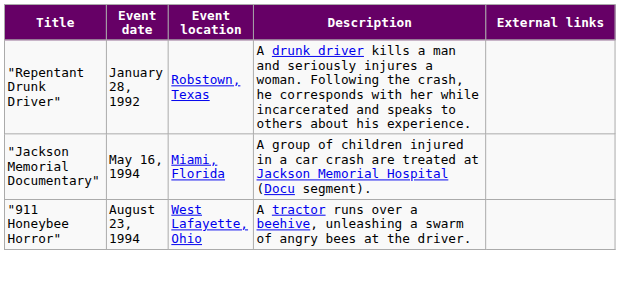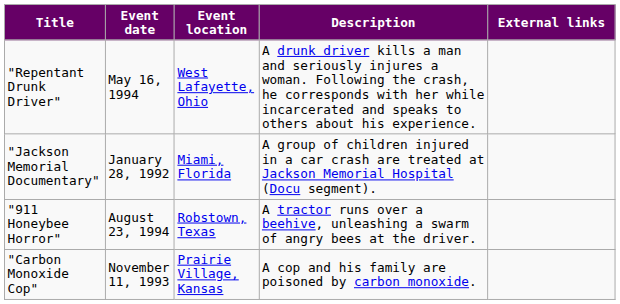(136, 87) January 28, 1992 -> (135, 87) May 16, 1994
(206, 87) Robstown, Texas -> (216, 87) West Lafayette, Ohio
(136, 167) May 16, 1994 -> (139, 167) January 28, 1992
(210, 224) West Lafayette, Ohio -> (212, 224) Robstown, Texas
+ row: (38, 274)
